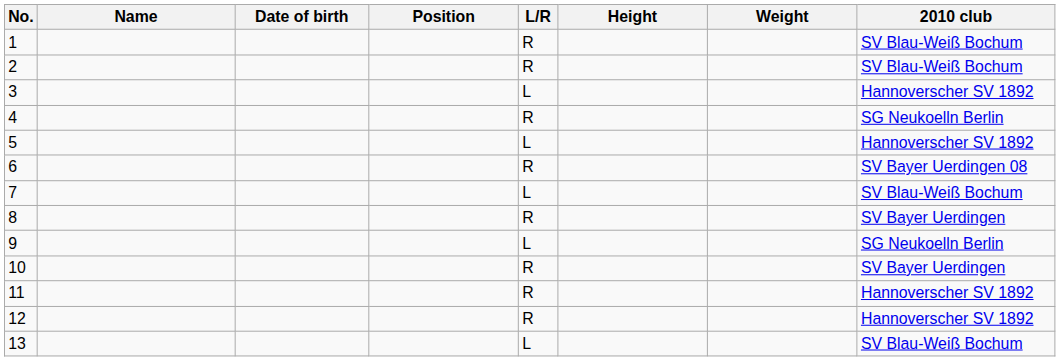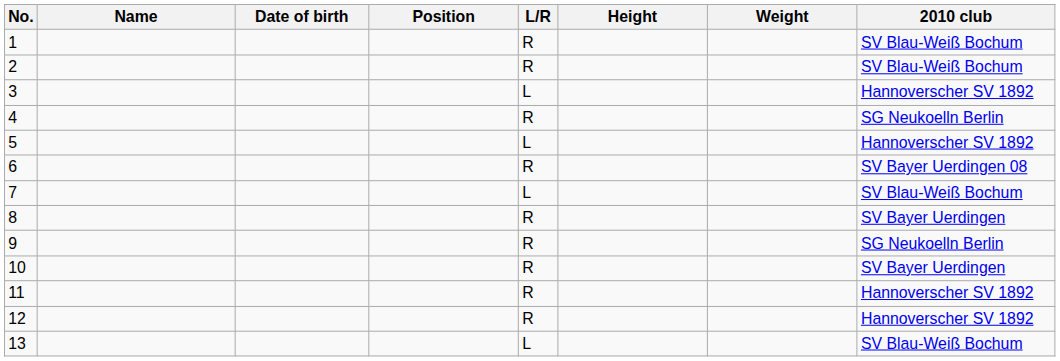(527, 243) L -> (528, 243) R
